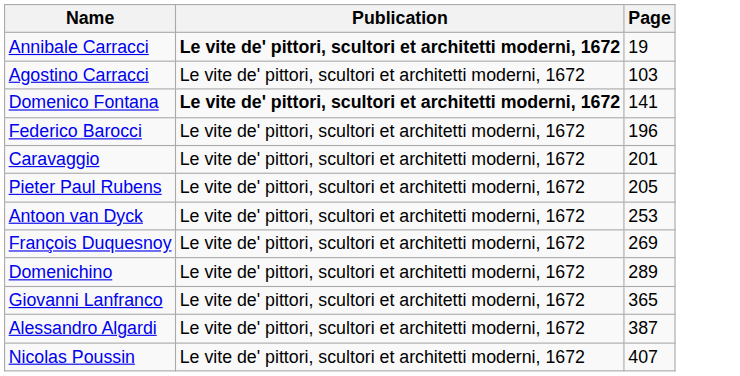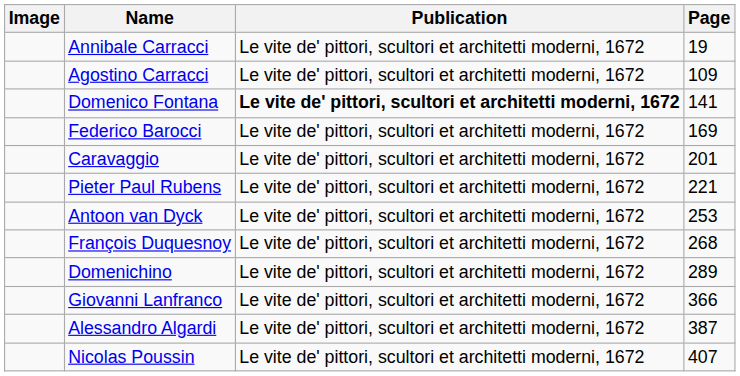+ column: (34, 18)
(400, 46) bold -> (442, 46) normal
(643, 74) 103 -> (703, 74) 109
(643, 131) 196 -> (703, 131) 169
(643, 187) 205 -> (703, 187) 221
(643, 243) 269 -> (703, 243) 268
(643, 300) 365 -> (703, 300) 366
